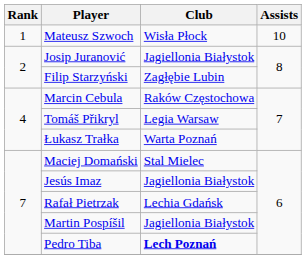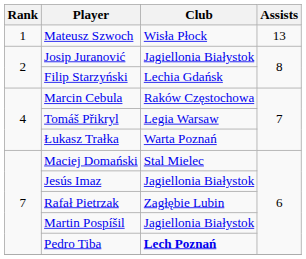(279, 35) 10 -> (279, 35) 13
(184, 77) Zagłębie Lubin -> (183, 77) Lechia Gdańsk
(183, 202) Lechia Gdańsk -> (184, 202) Zagłębie Lubin
